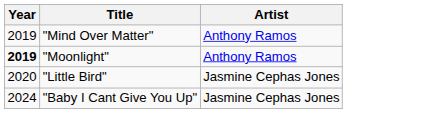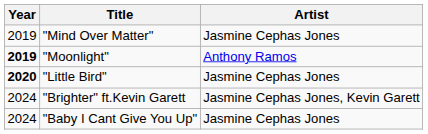(250, 35) Anthony Ramos -> (271, 35) Jasmine Cephas Jones
(22, 77) normal -> (22, 77) bold
+ row: (114, 98)
